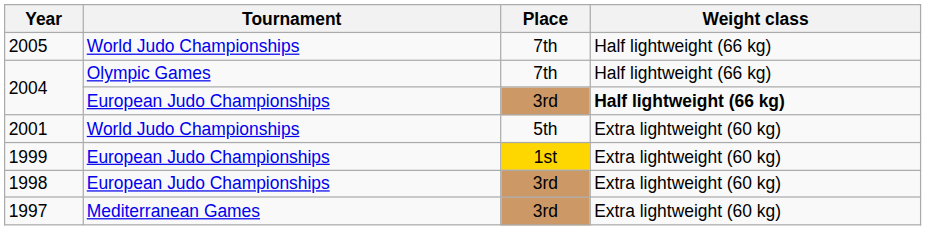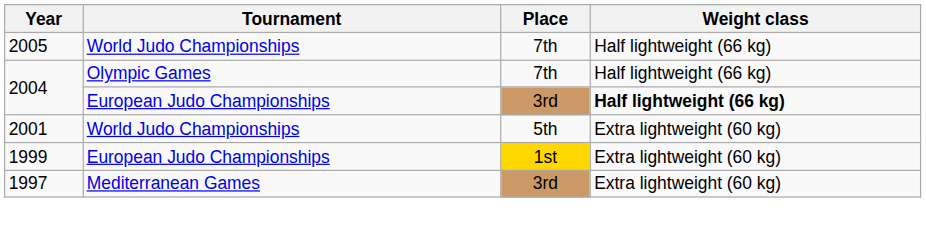- row: (28, 184)
